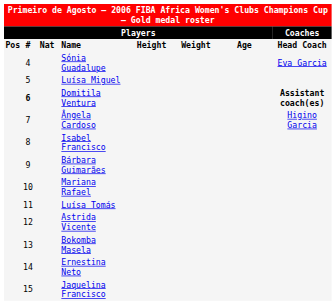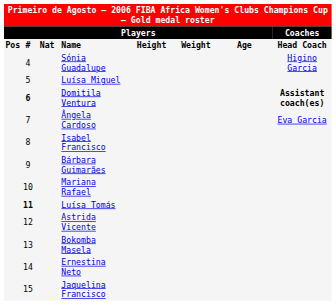(302, 63) Eva Garcia -> (302, 63) Higino Garcia
(302, 120) Higino Garcia -> (302, 120) Eva Garcia
(28, 205) normal -> (28, 205) bold
